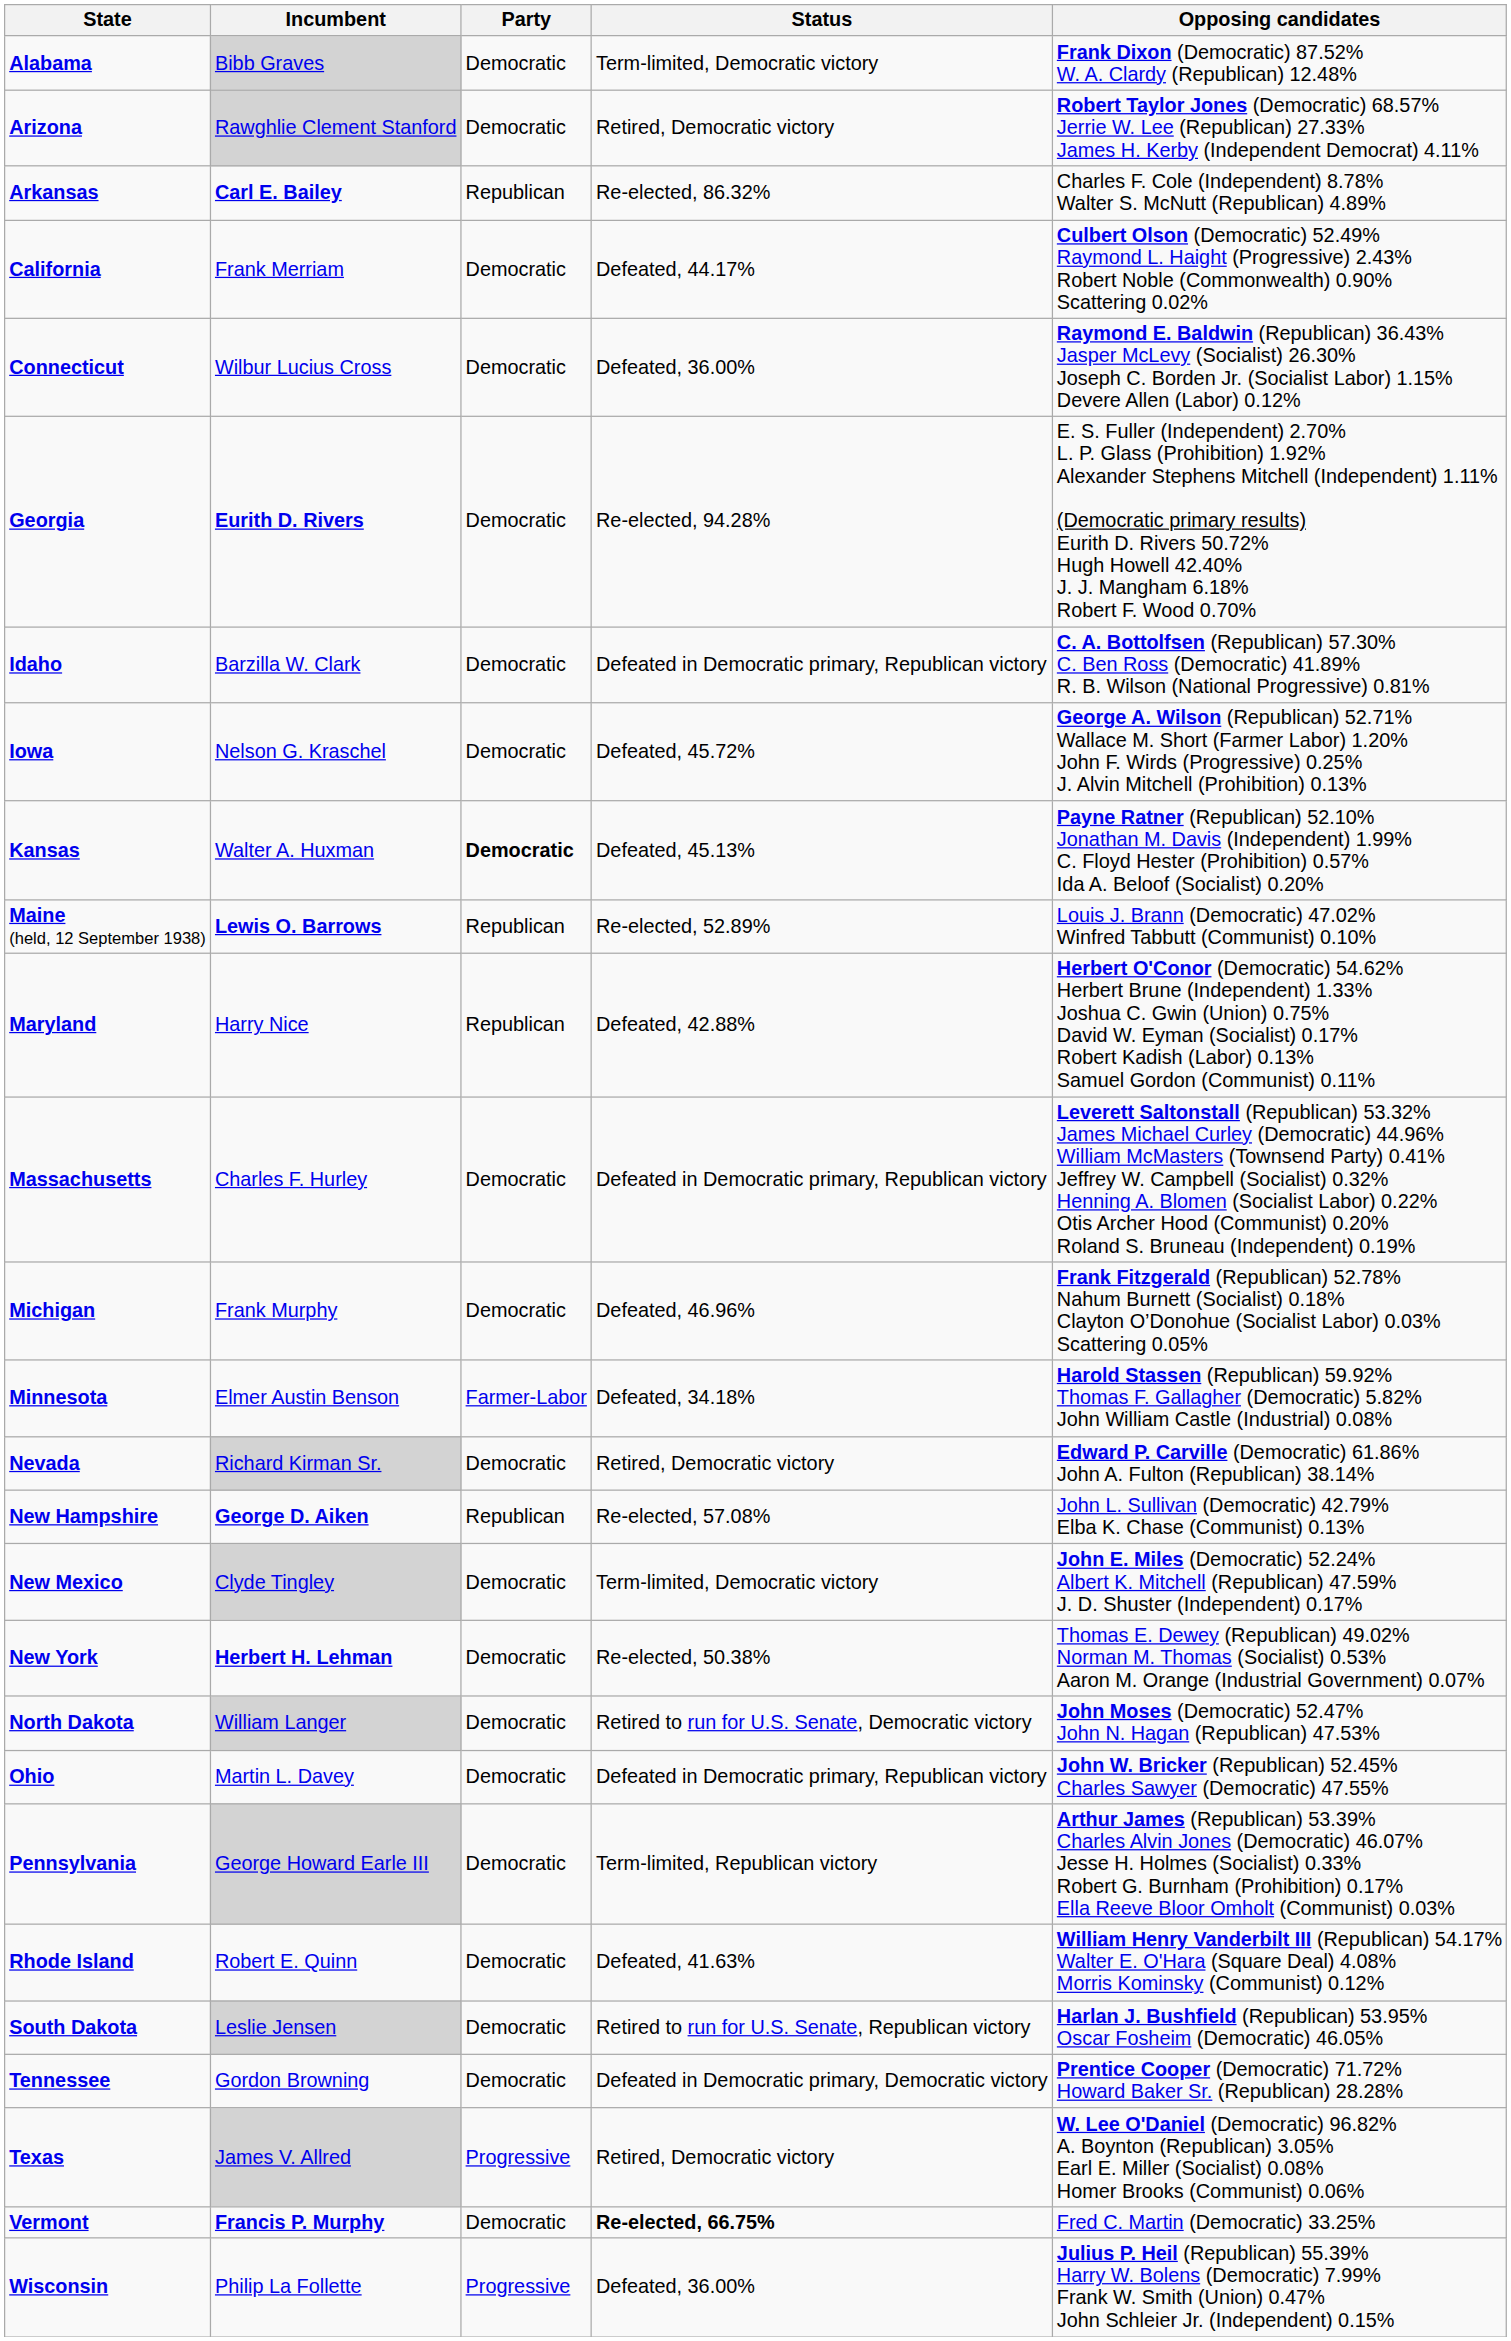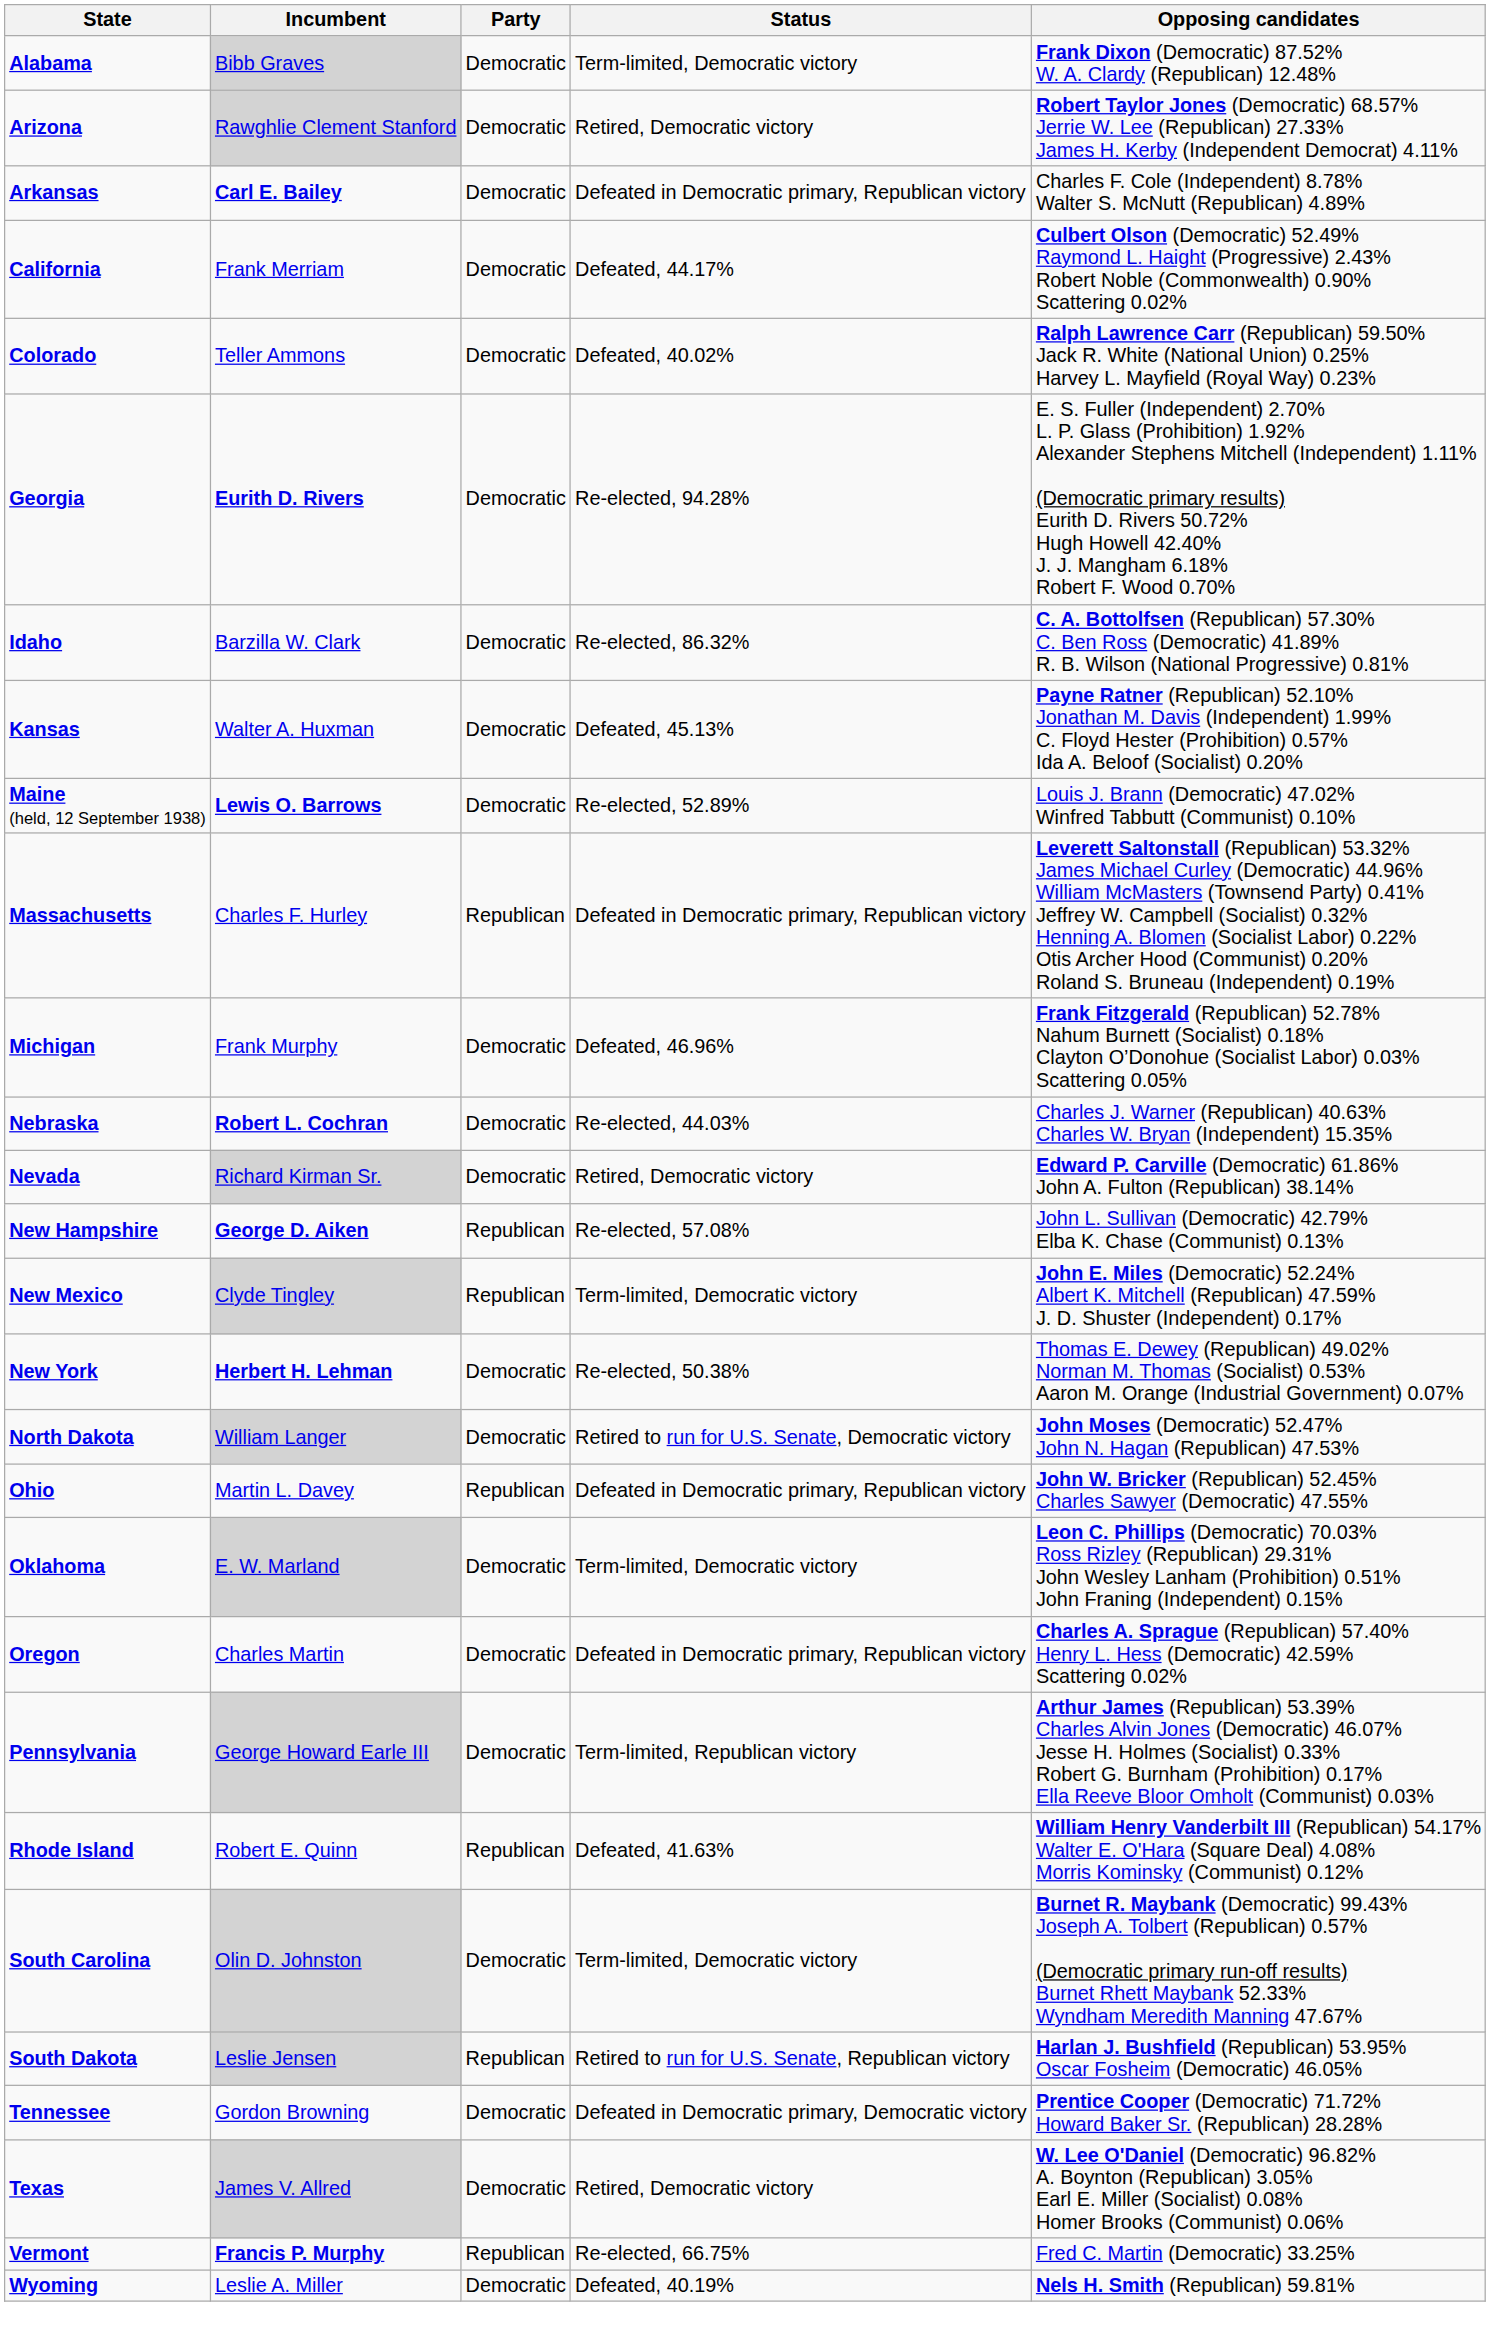(515, 192) Republican -> (516, 192) Democratic
(683, 192) Re-elected, 86.32% -> (800, 192) Defeated in Democratic primary, Republican victory
+ row: (53, 356)
- row: (67, 367)
(821, 664) Defeated in Democratic primary, Republican victory -> (662, 642) Re-elected, 86.32%
- row: (31, 751)
(520, 850) bold -> (516, 729) normal
(515, 926) Republican -> (516, 805) Democratic
- row: (53, 1024)
(516, 1179) Democratic -> (515, 915) Republican
- row: (58, 1398)
+ row: (54, 1123)
(516, 1581) Democratic -> (515, 1295) Republican
(516, 1776) Democratic -> (515, 1490) Republican
+ row: (57, 1566)
+ row: (44, 1653)
(516, 1962) Democratic -> (515, 1850) Republican
+ row: (80, 1960)
(516, 2027) Democratic -> (515, 2058) Republican
(518, 2157) Progressive -> (516, 2188) Democratic
(516, 2222) Democratic -> (515, 2253) Republican
(685, 2222) bold -> (662, 2253) normal
- row: (59, 2287)
+ row: (54, 2285)
